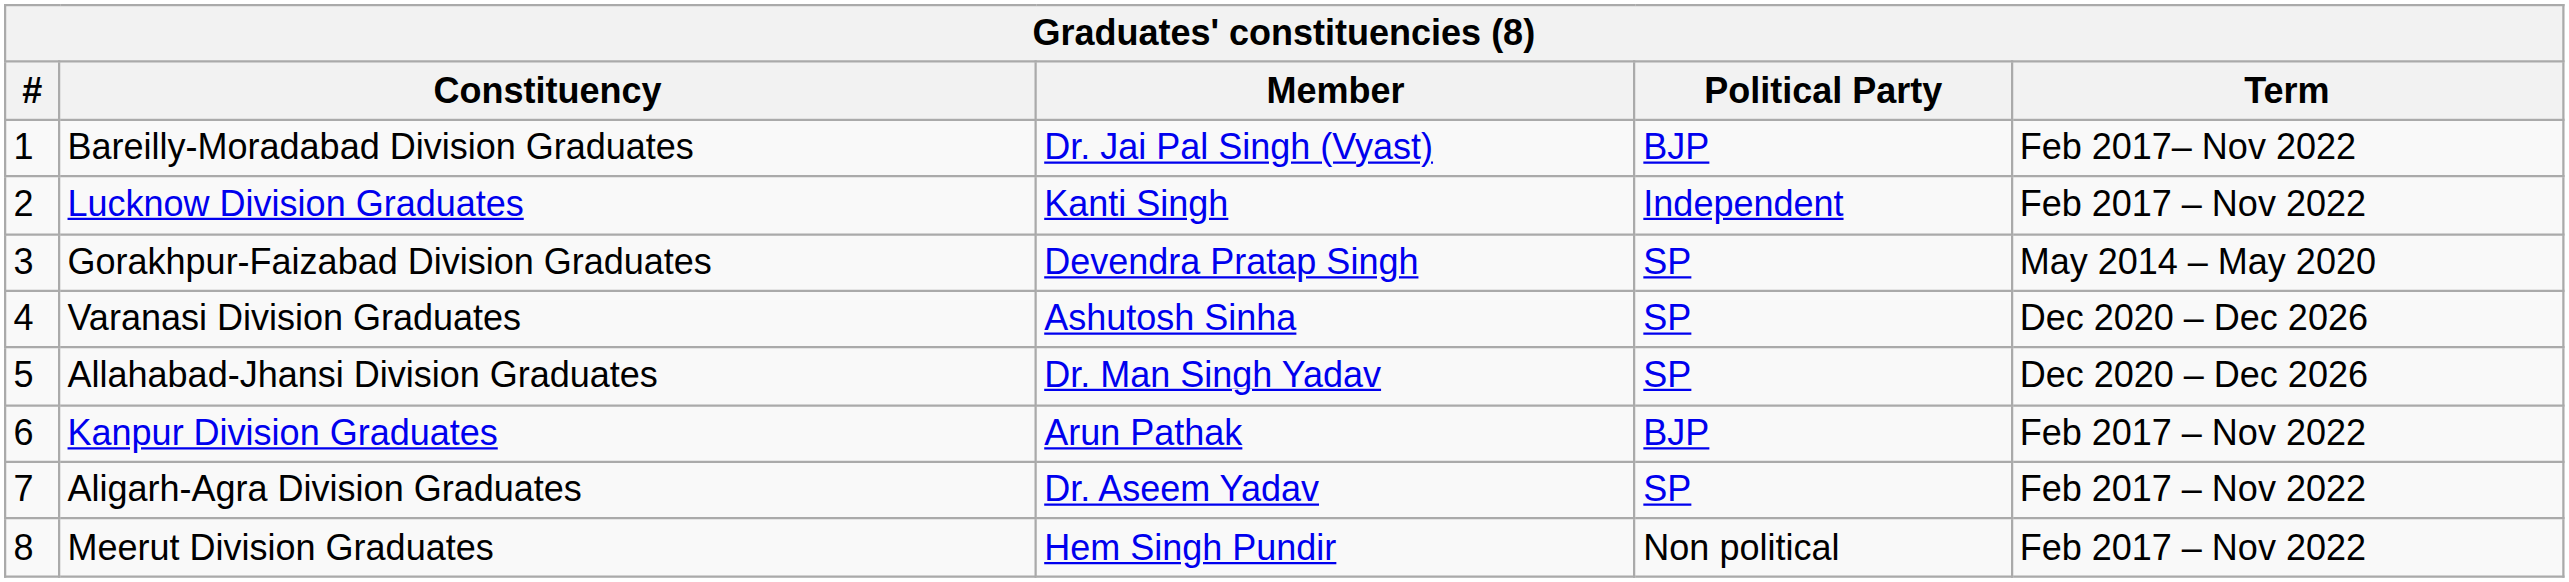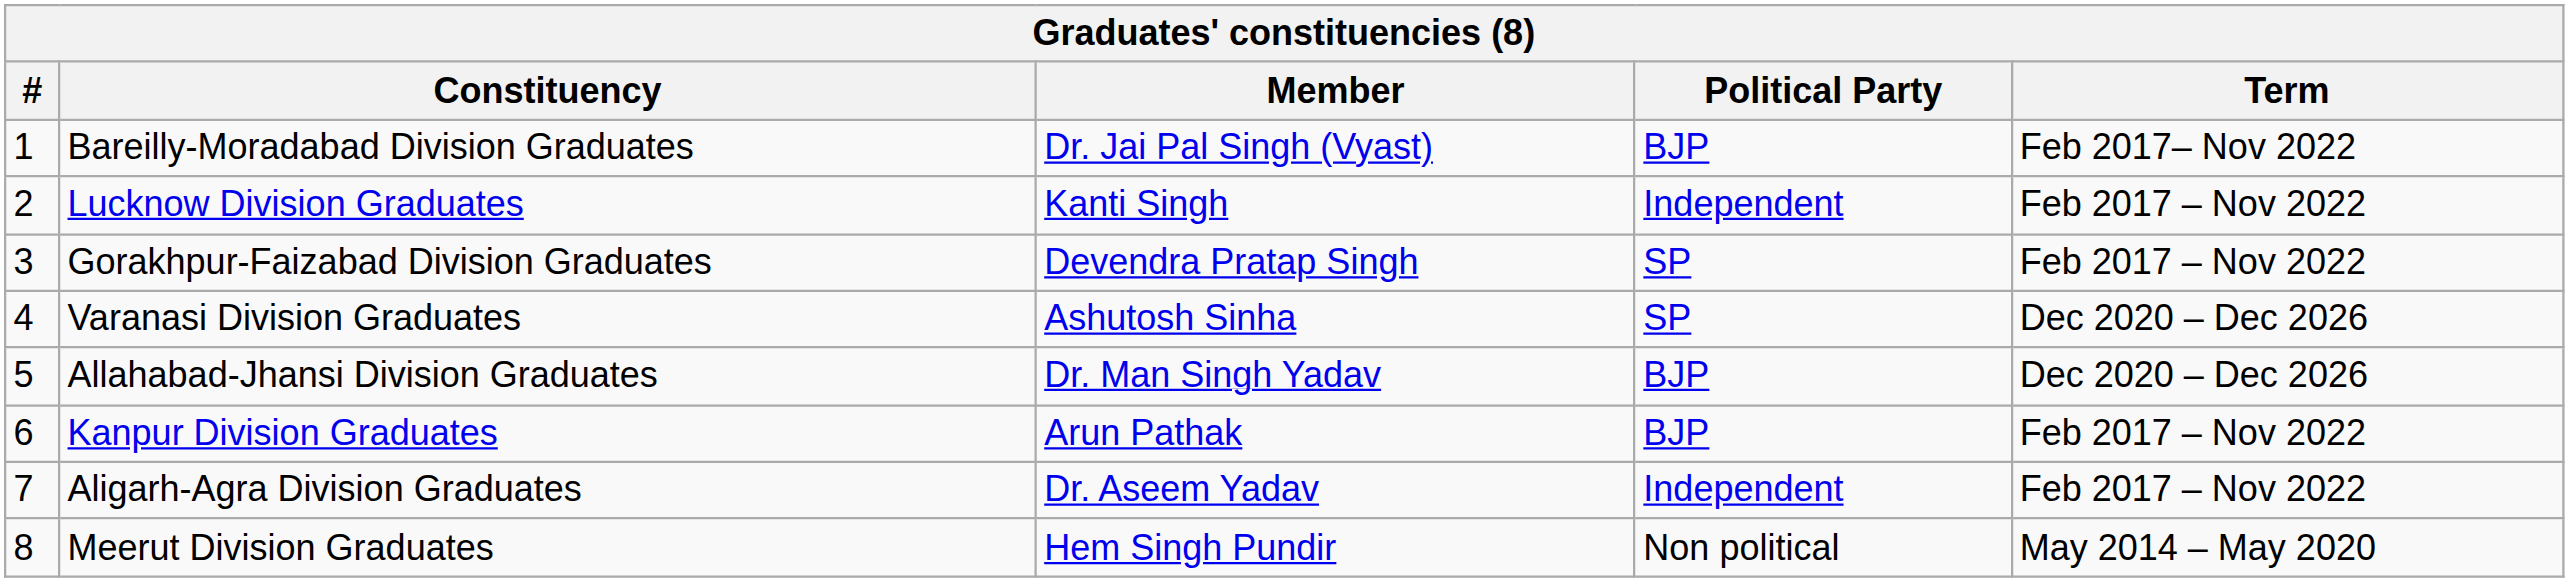(2198, 261) May 2014 – May 2020 -> (2193, 261) Feb 2017 – Nov 2022
(1667, 375) SP -> (1676, 375) BJP
(1667, 489) SP -> (1743, 489) Independent
(2193, 546) Feb 2017 – Nov 2022 -> (2198, 546) May 2014 – May 2020
